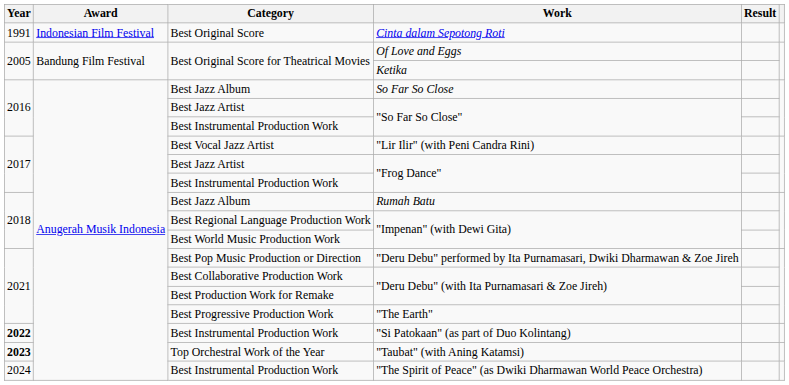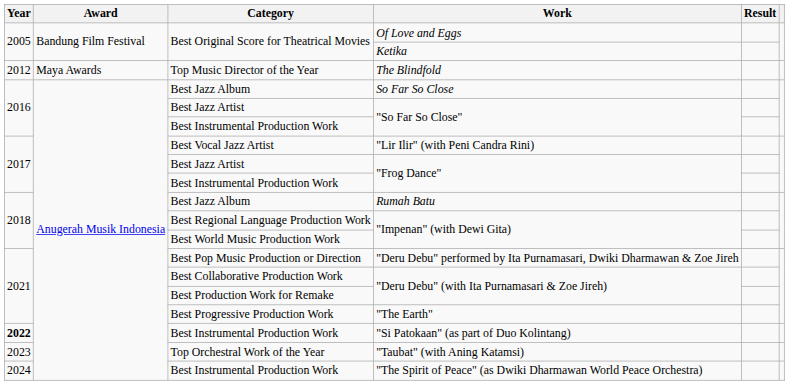- row: (217, 32)
+ row: (244, 70)
(19, 351) bold -> (19, 351) normal
